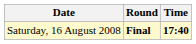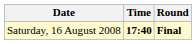columns swapped: (176, 13) <-> (142, 13)
